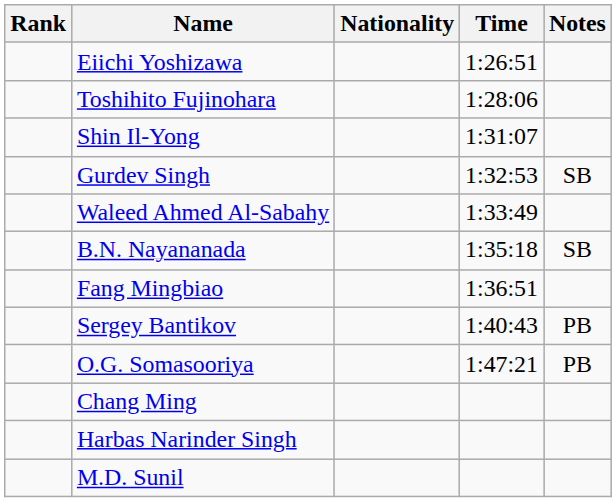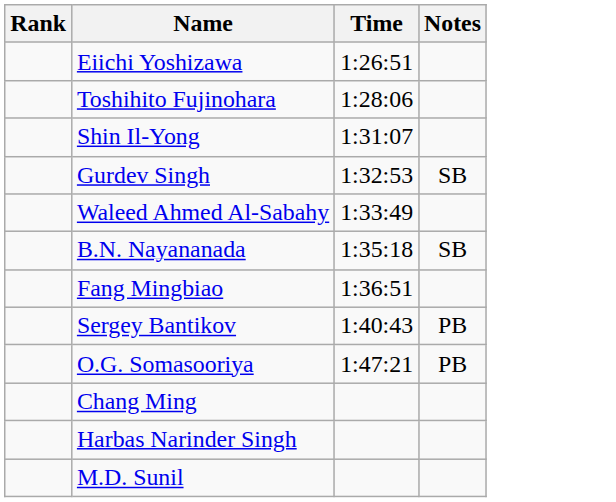- column: (397, 23)
